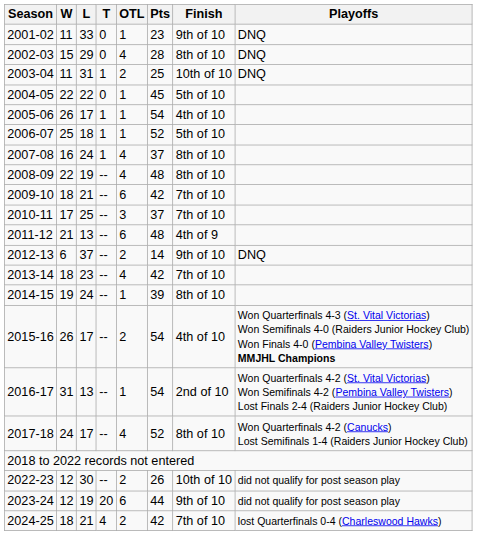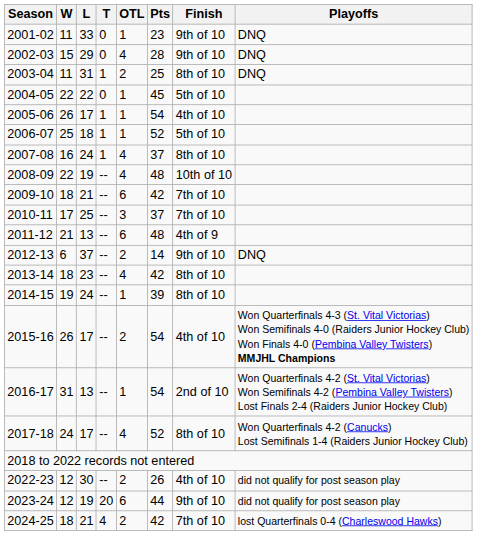(200, 54) 8th of 10 -> (200, 54) 9th of 10
(204, 74) 10th of 10 -> (200, 74) 8th of 10
(200, 174) 8th of 10 -> (204, 174) 10th of 10
(200, 275) 7th of 10 -> (200, 275) 8th of 10
(204, 480) 10th of 10 -> (200, 480) 4th of 10
